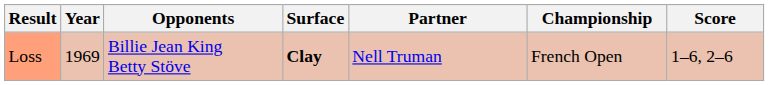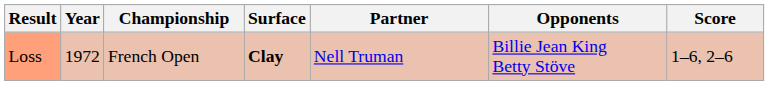columns swapped: (597, 18) <-> (193, 18)
(82, 56) 1969 -> (82, 56) 1972
